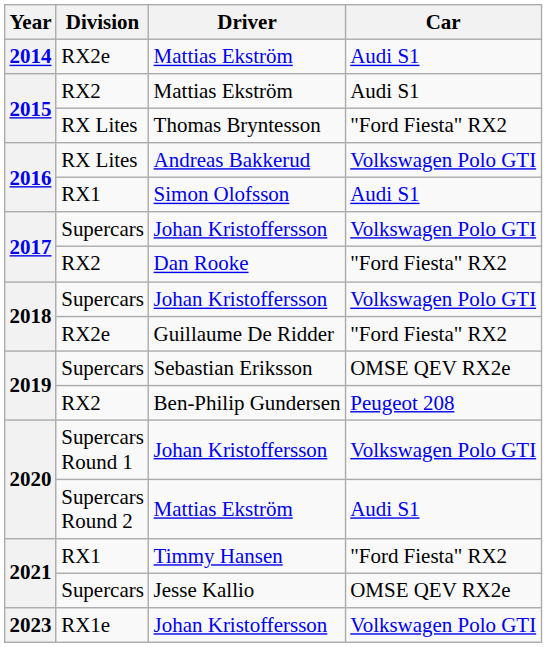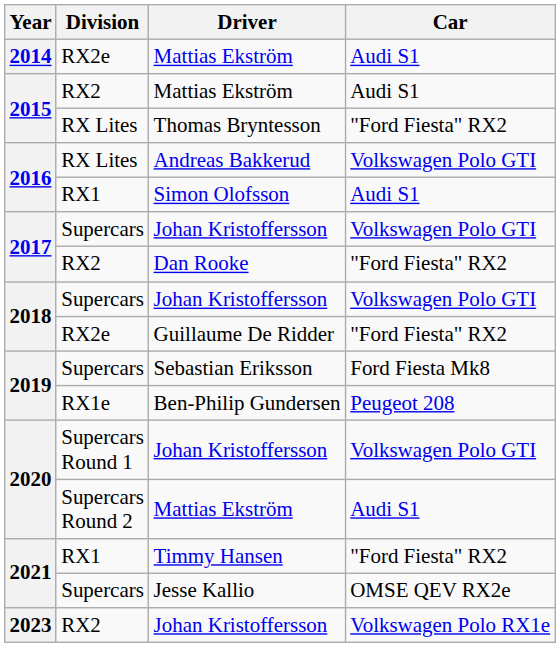(430, 367) OMSE QEV RX2e -> (420, 367) Ford Fiesta Mk8
(81, 402) RX2 -> (86, 402) RX1e
(86, 625) RX1e -> (81, 625) RX2
(443, 625) Volkswagen Polo GTI -> (450, 625) Volkswagen Polo RX1e
